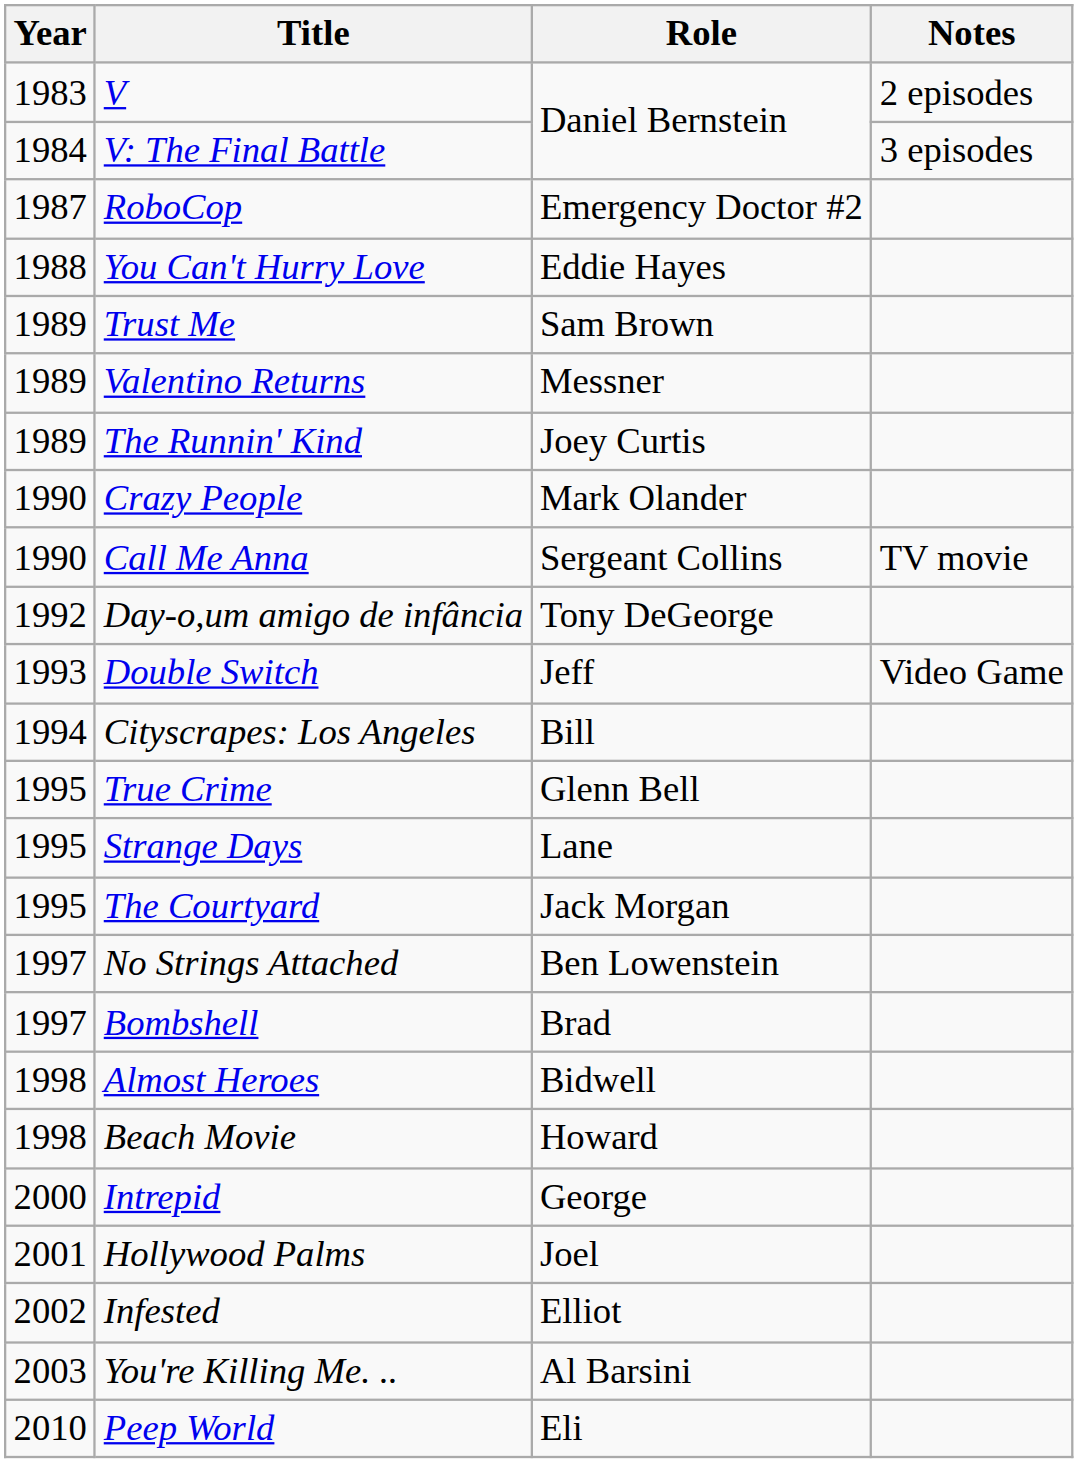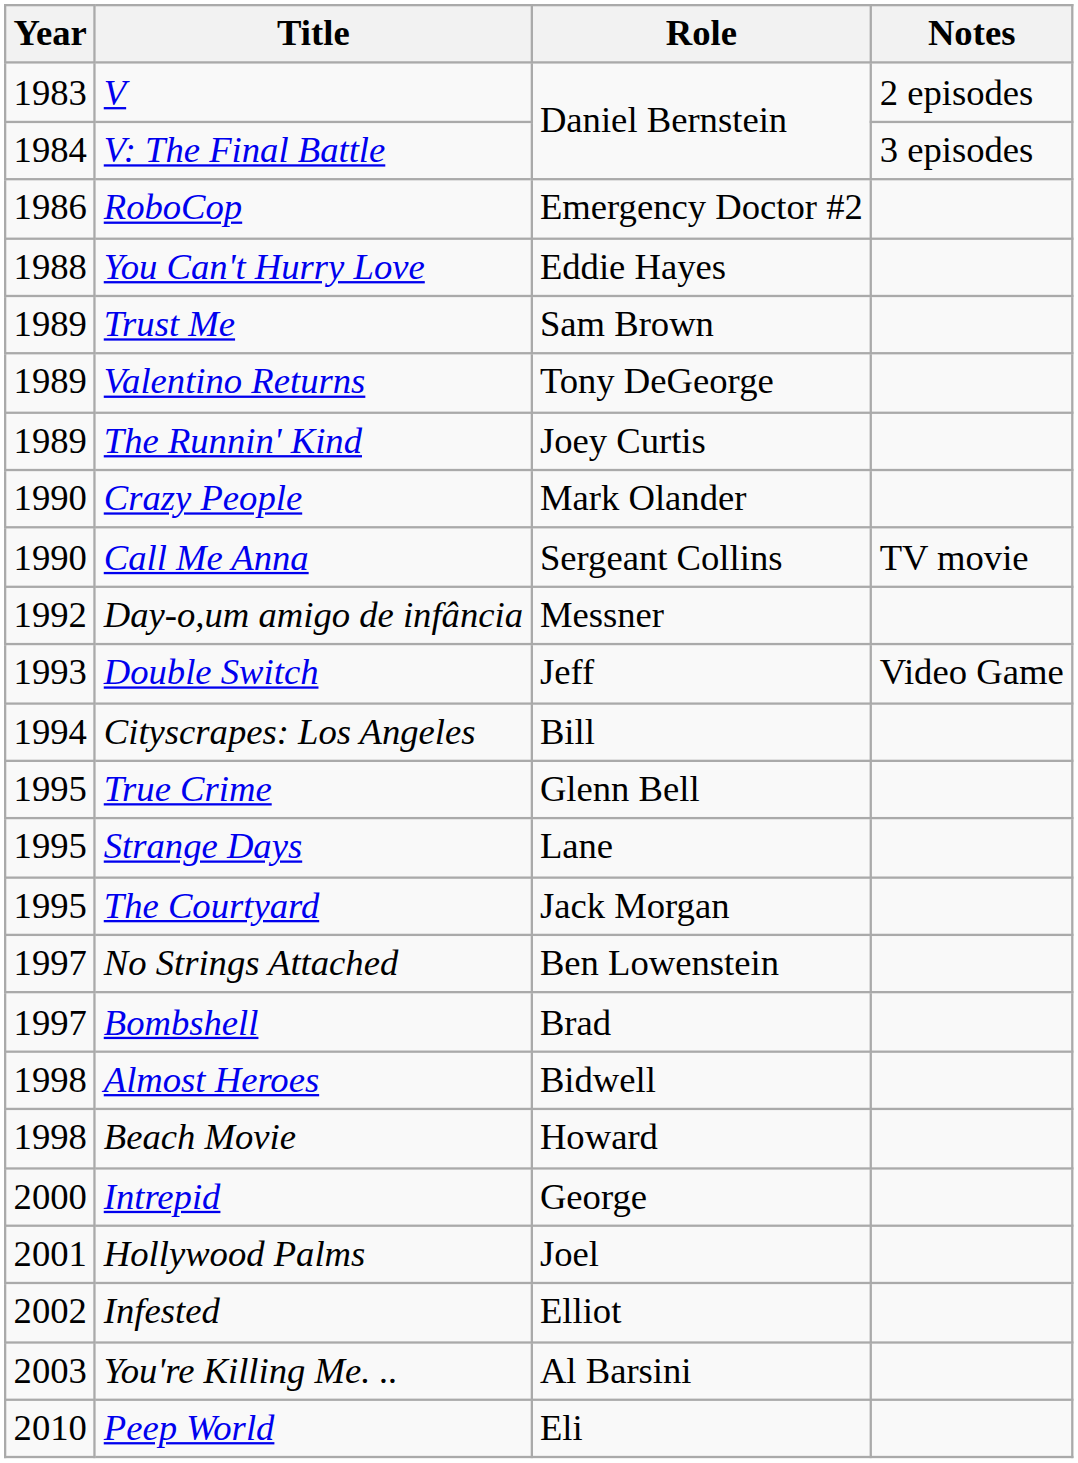(50, 207) 1987 -> (50, 207) 1986
(602, 382) Messner -> (657, 382) Tony DeGeorge
(657, 614) Tony DeGeorge -> (602, 614) Messner
